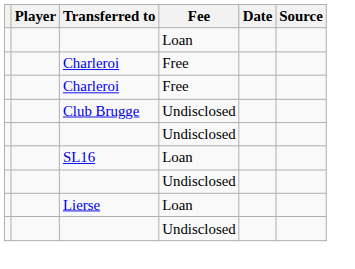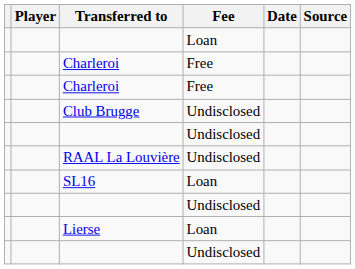+ row: (121, 157)
